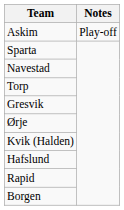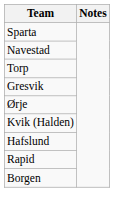- row: (22, 31)
